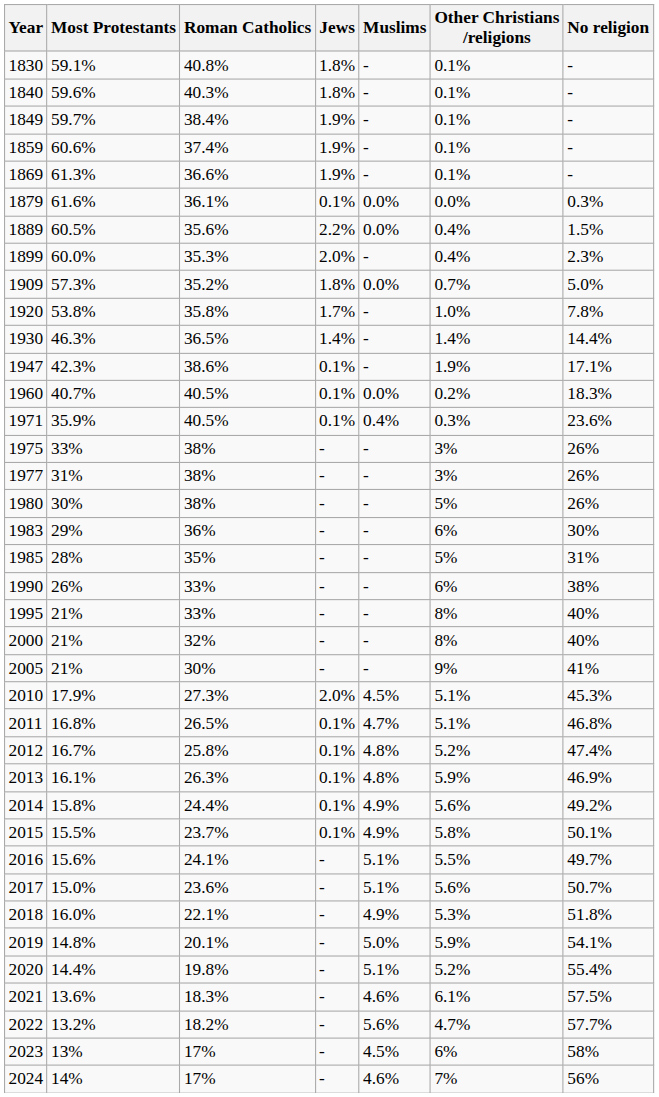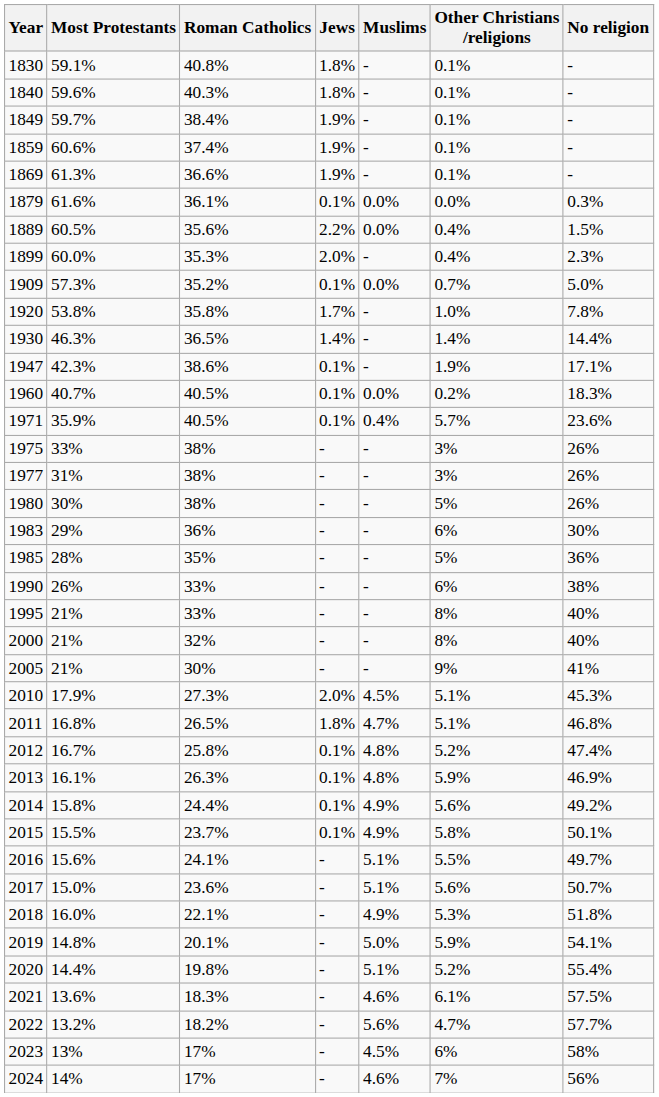(337, 284) 1.8% -> (337, 284) 0.1%
(452, 421) 0.3% -> (452, 421) 5.7%
(583, 558) 31% -> (583, 558) 36%
(337, 722) 0.1% -> (337, 722) 1.8%
